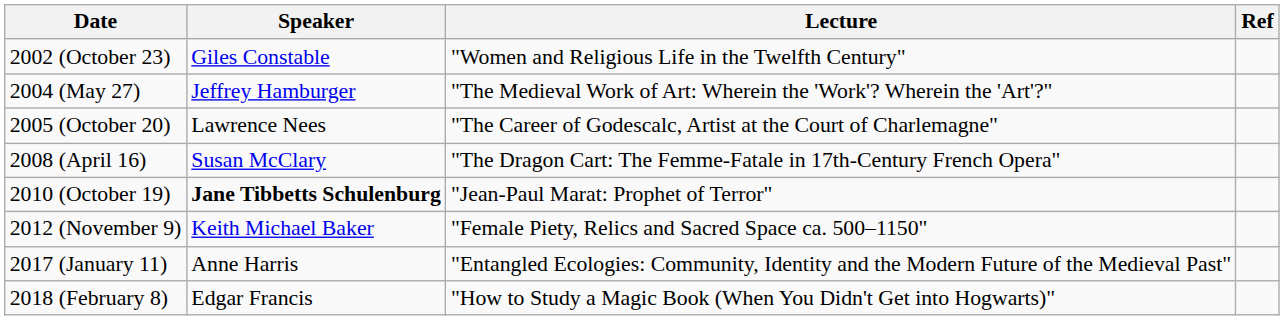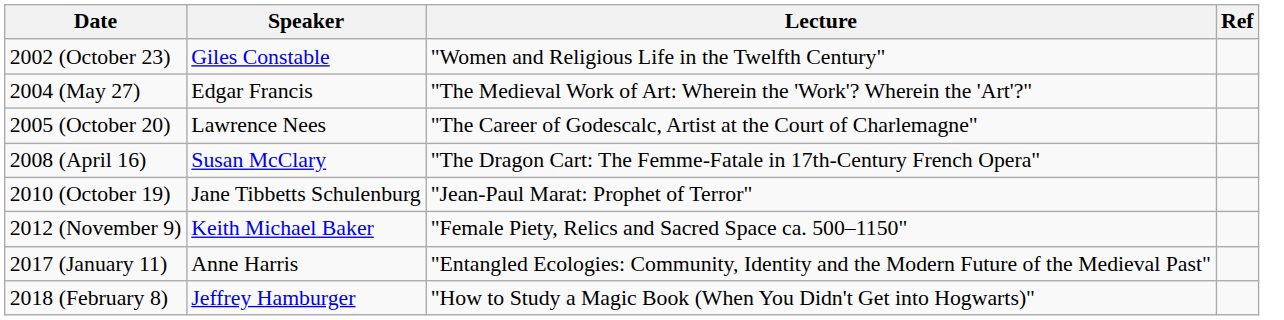(273, 90) Jeffrey Hamburger -> (252, 90) Edgar Francis
(316, 194) bold -> (306, 194) normal
(252, 297) Edgar Francis -> (273, 297) Jeffrey Hamburger
